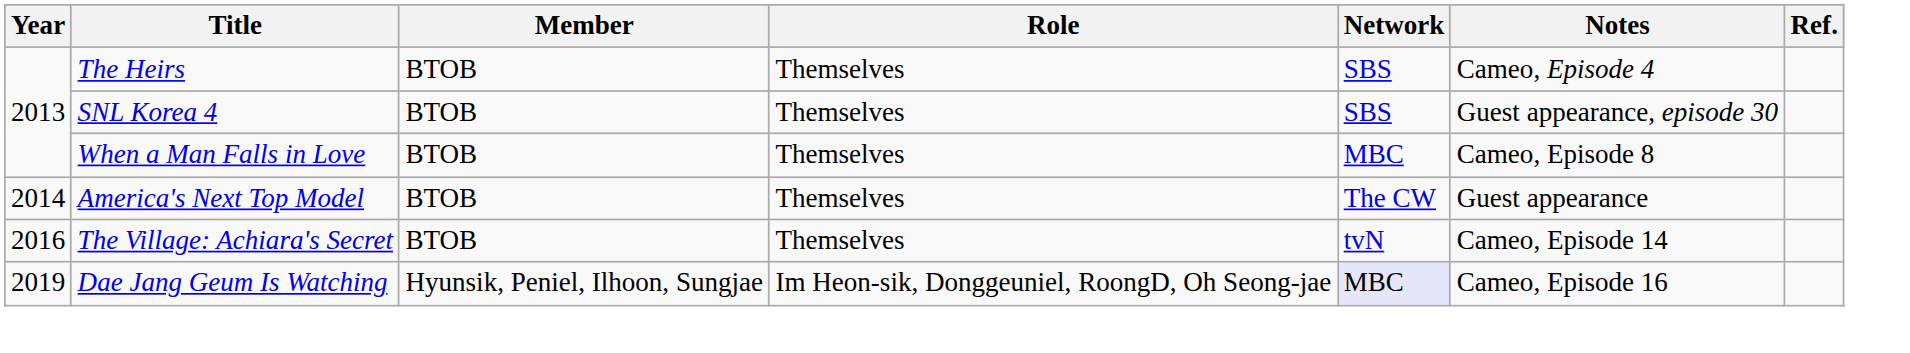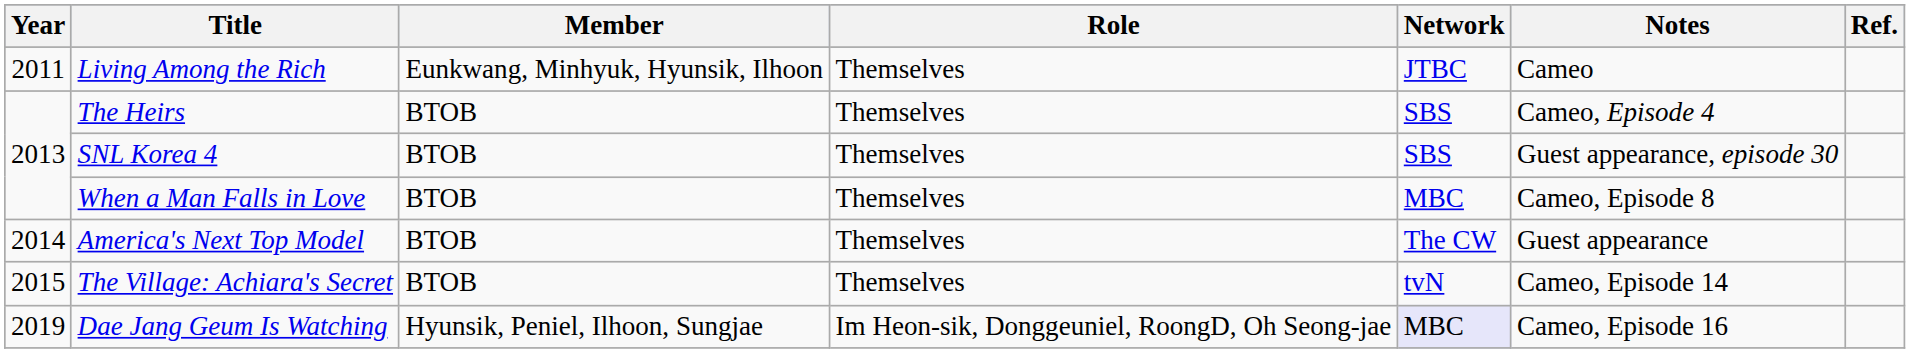+ row: (202, 68)
(38, 240) 2016 -> (38, 283) 2015
